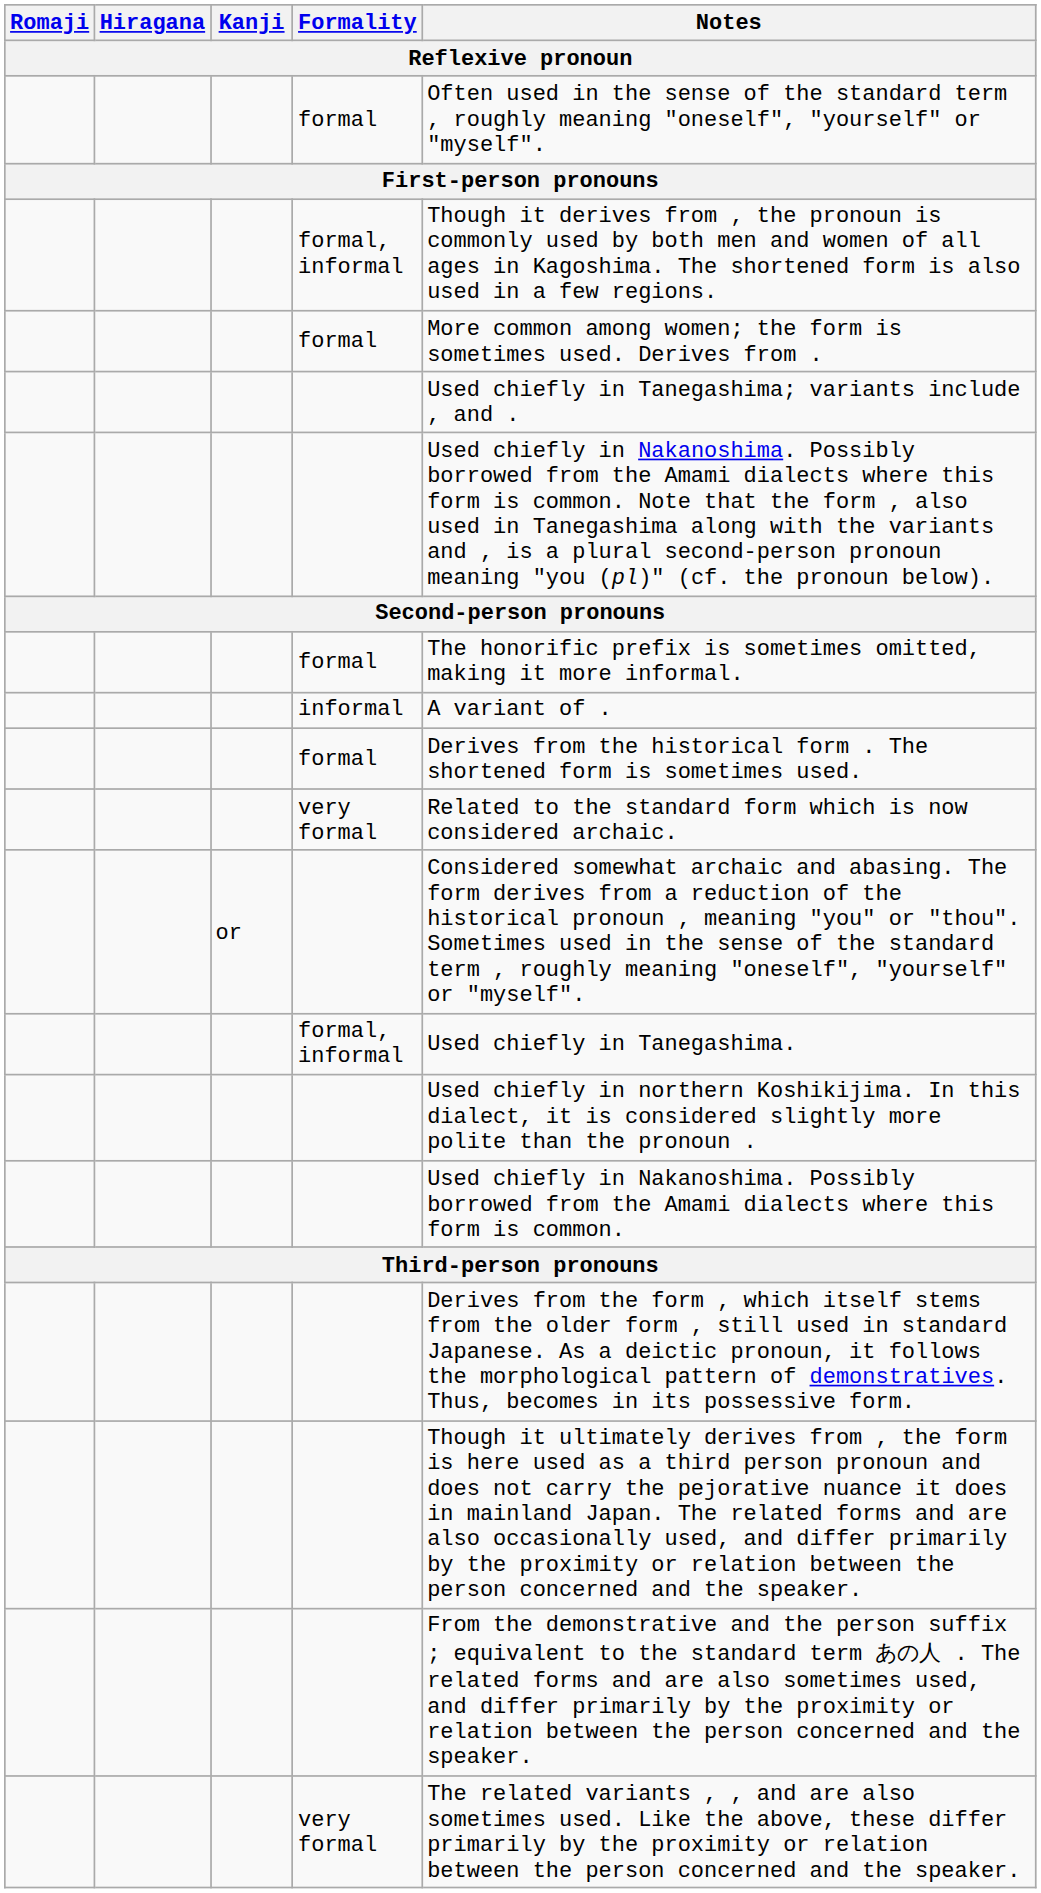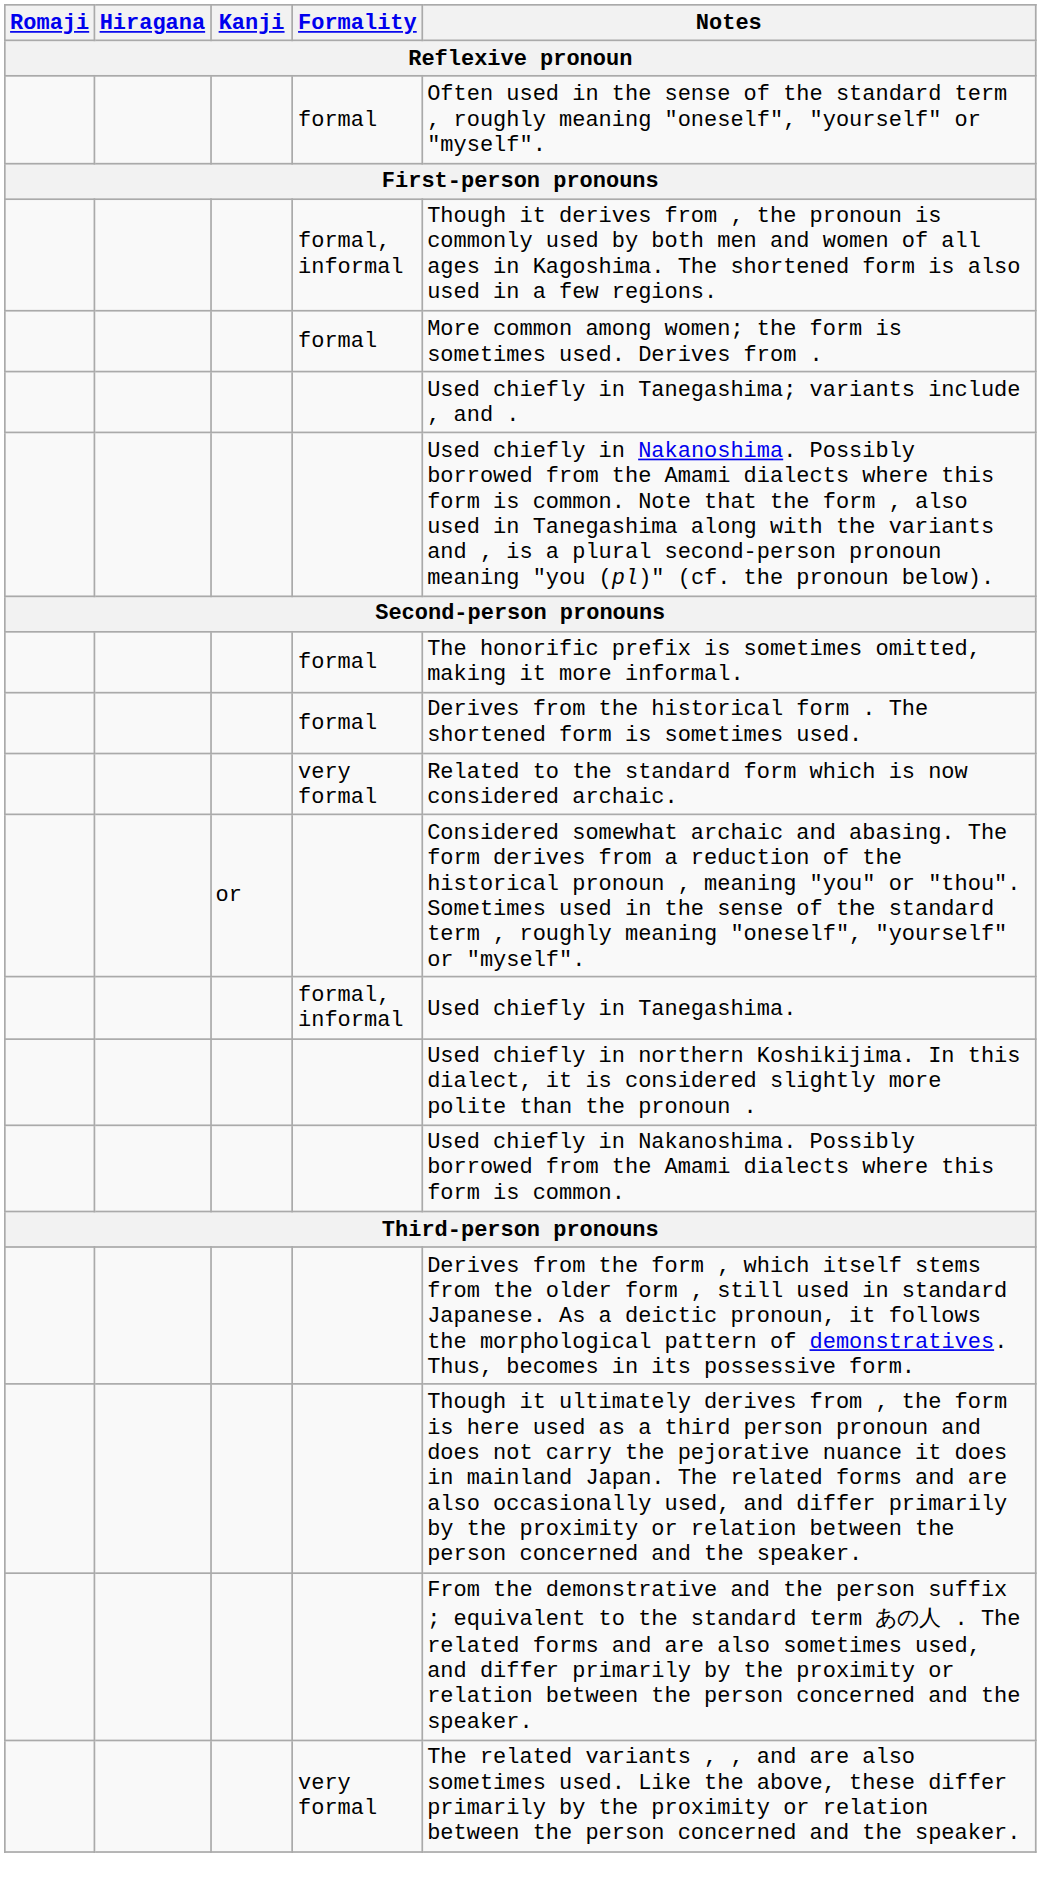- row: (252, 710)
